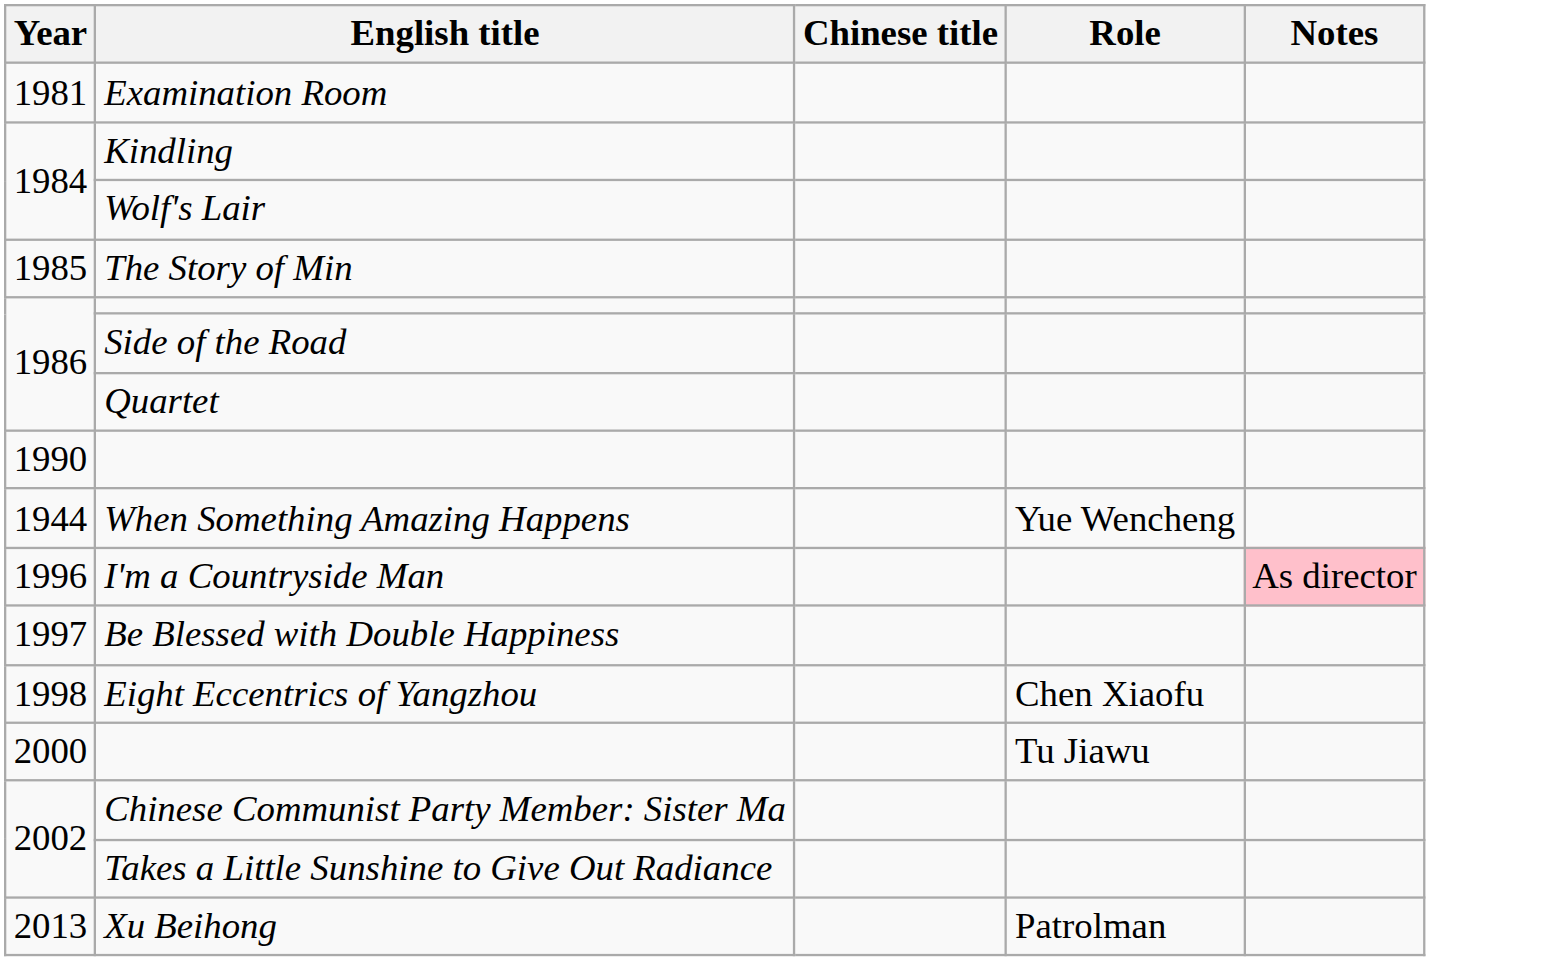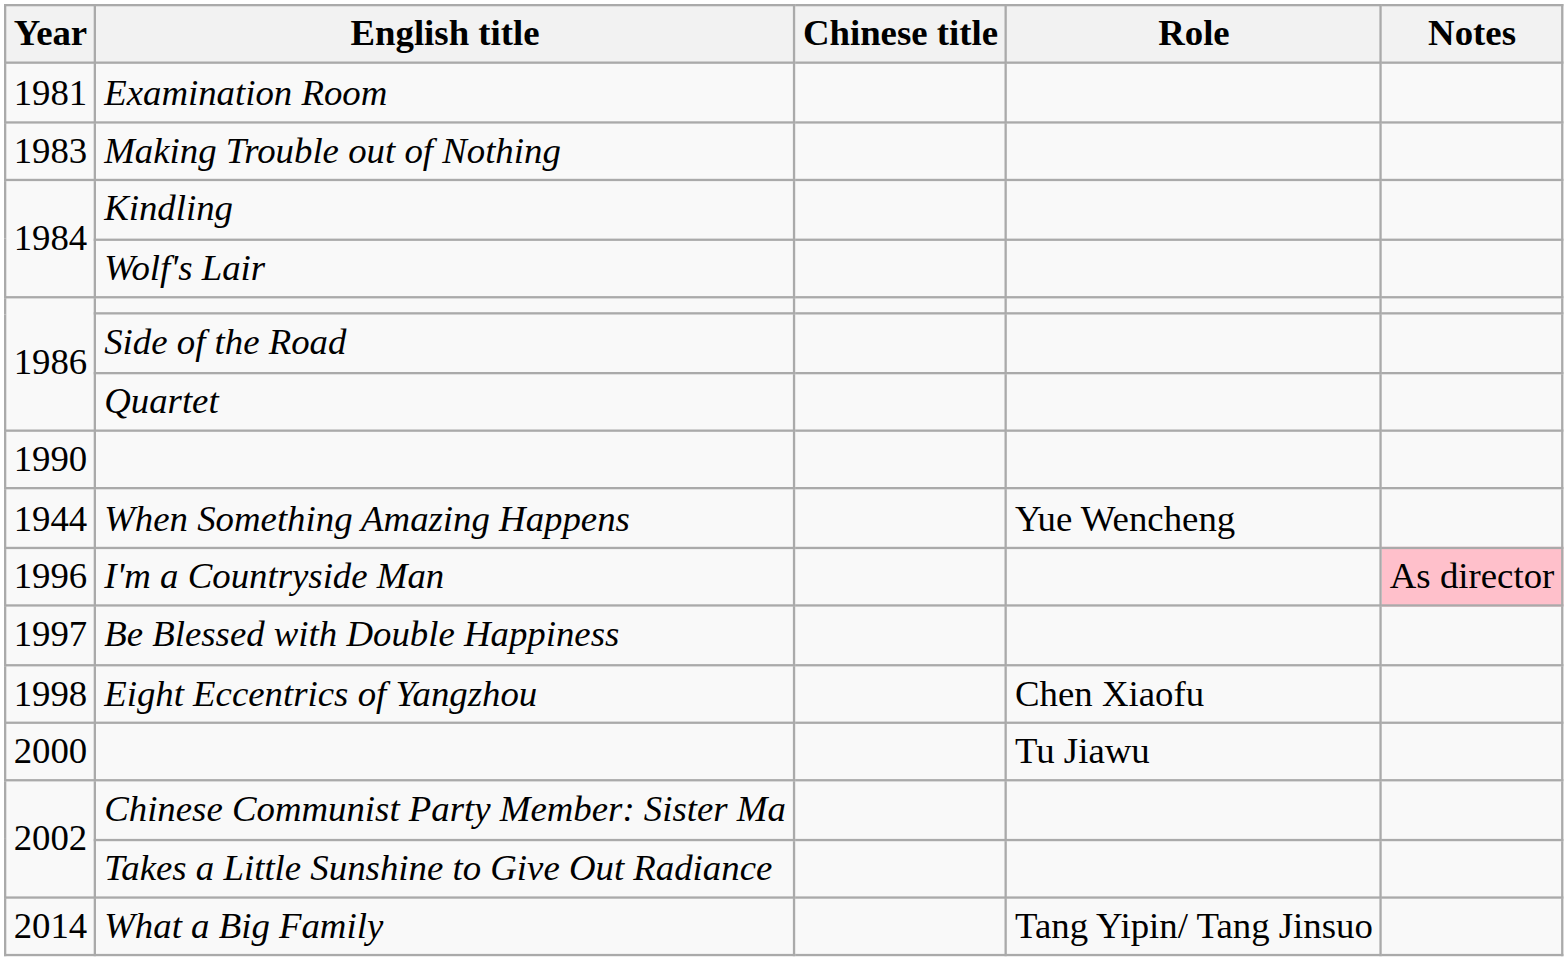+ row: (50, 150)
- row: (50, 267)
- row: (50, 926)
+ row: (50, 926)
